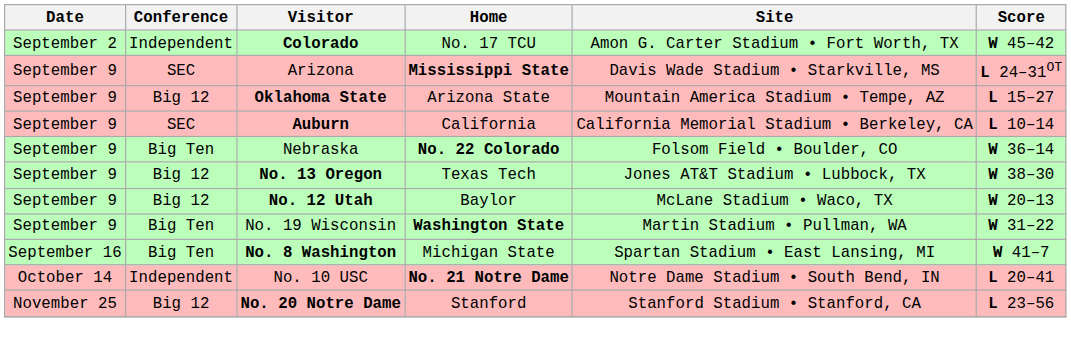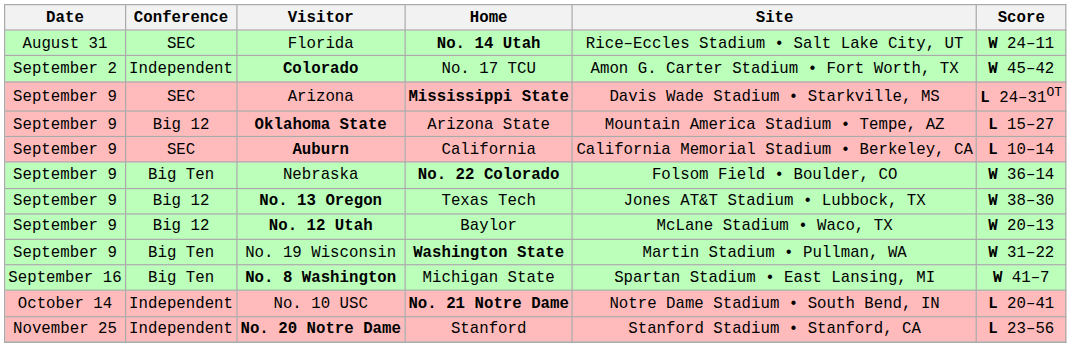+ row: (321, 43)
(181, 303) Big 12 -> (181, 329) Independent
